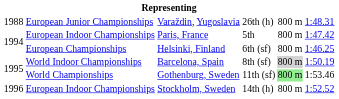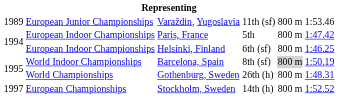(14, 21) 1988 -> (14, 21) 1989
(258, 21) 26th (h) -> (259, 21) 11th (sf)
(320, 21) 1:48.31 -> (320, 21) 1:53.46
(76, 48) European Championships -> (90, 48) European Indoor Championships
(259, 75) 11th (sf) -> (258, 75) 26th (h)
(290, 75) lightgreen background -> (290, 75) no background
(320, 75) 1:53.46 -> (320, 75) 1:48.31
(14, 89) 1996 -> (14, 89) 1997
(90, 89) European Indoor Championships -> (76, 89) European Championships
